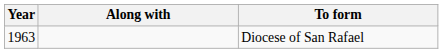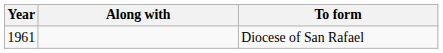(21, 37) 1963 -> (21, 37) 1961
